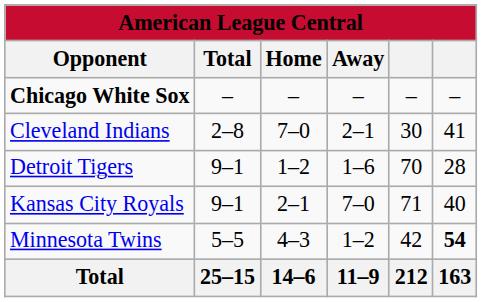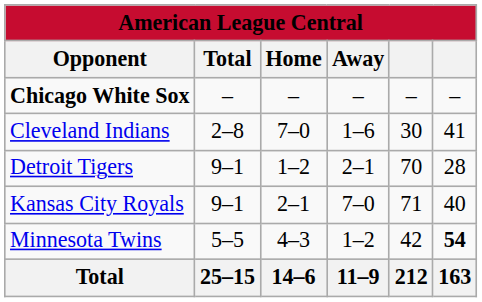(358, 131) 2–1 -> (358, 131) 1–6
(358, 167) 1–6 -> (358, 167) 2–1
